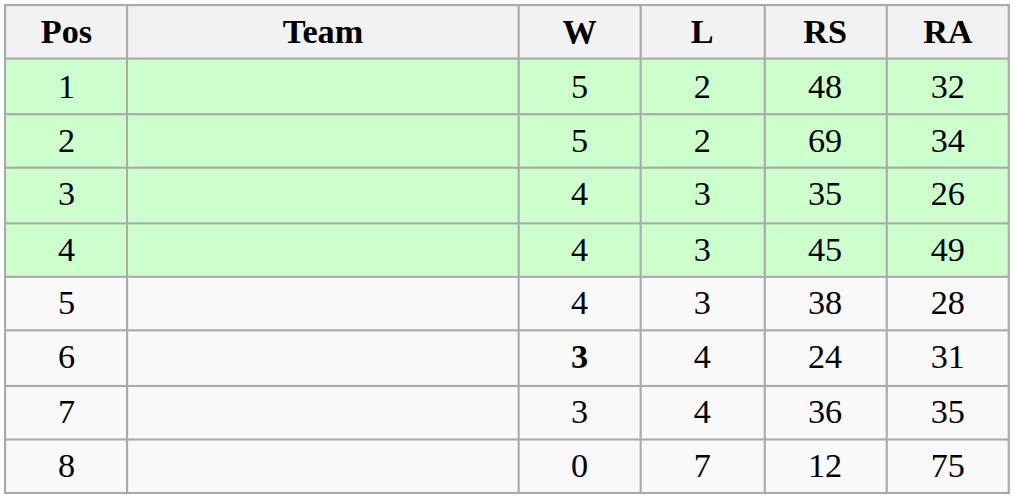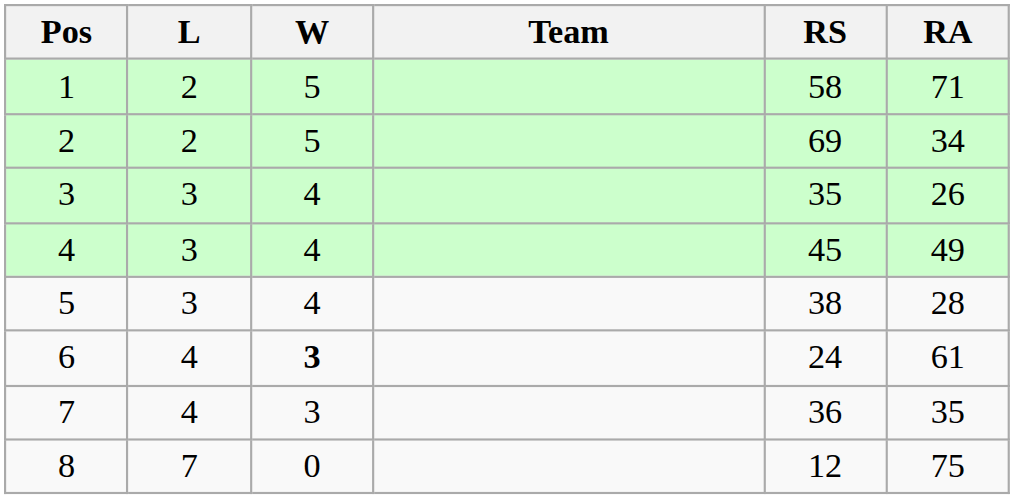columns swapped: (323, 31) <-> (702, 31)
(825, 85) 48 -> (825, 85) 58
(948, 85) 32 -> (948, 85) 71
(948, 357) 31 -> (948, 357) 61
